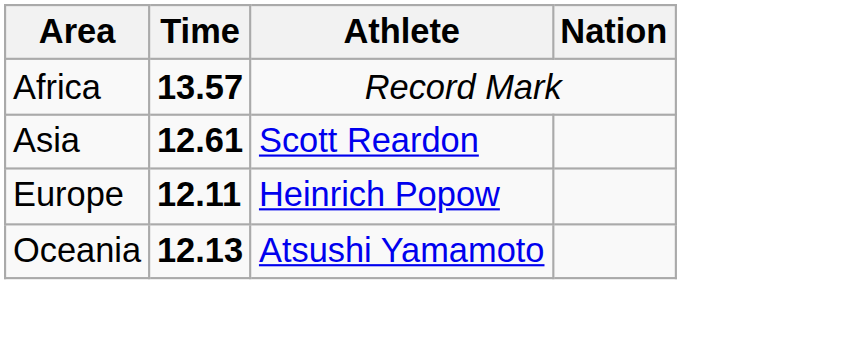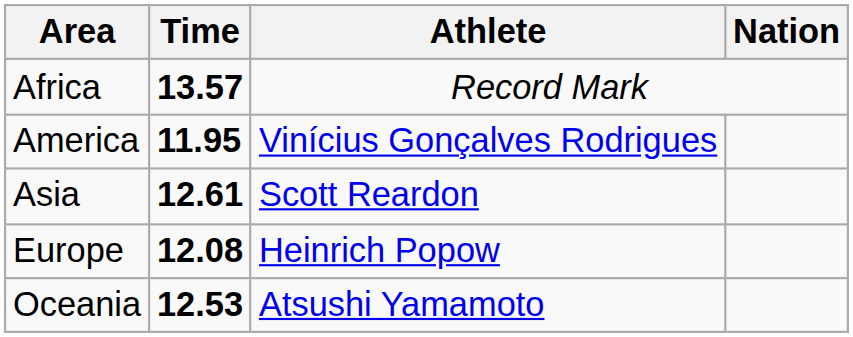+ row: (76, 140)
(199, 195) 12.11 -> (200, 250) 12.08
(200, 250) 12.13 -> (200, 304) 12.53
